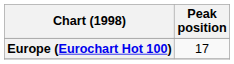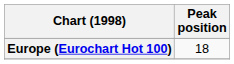(202, 48) 17 -> (202, 48) 18
